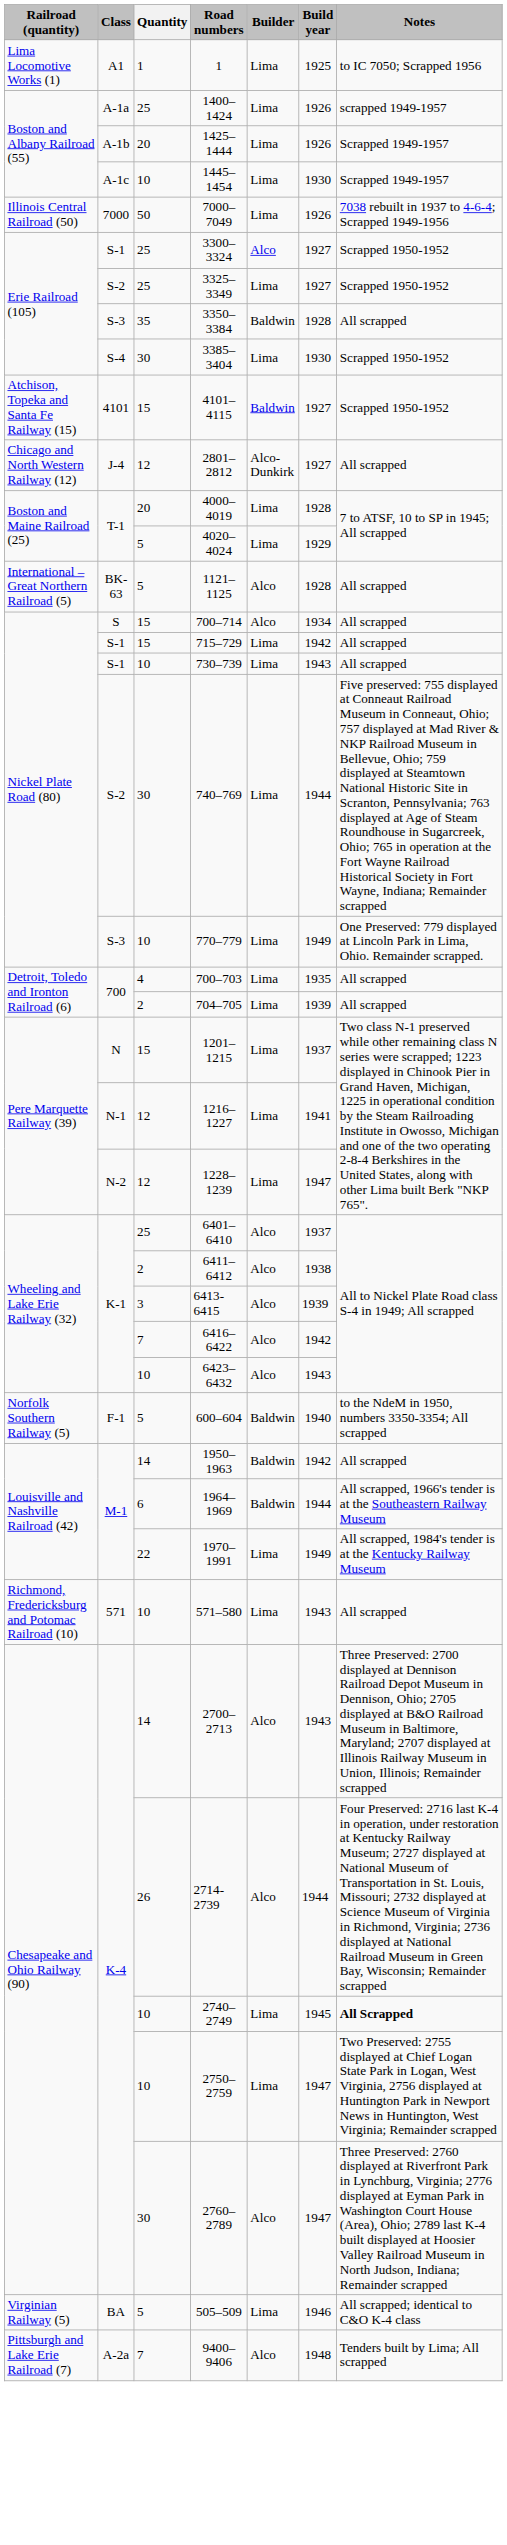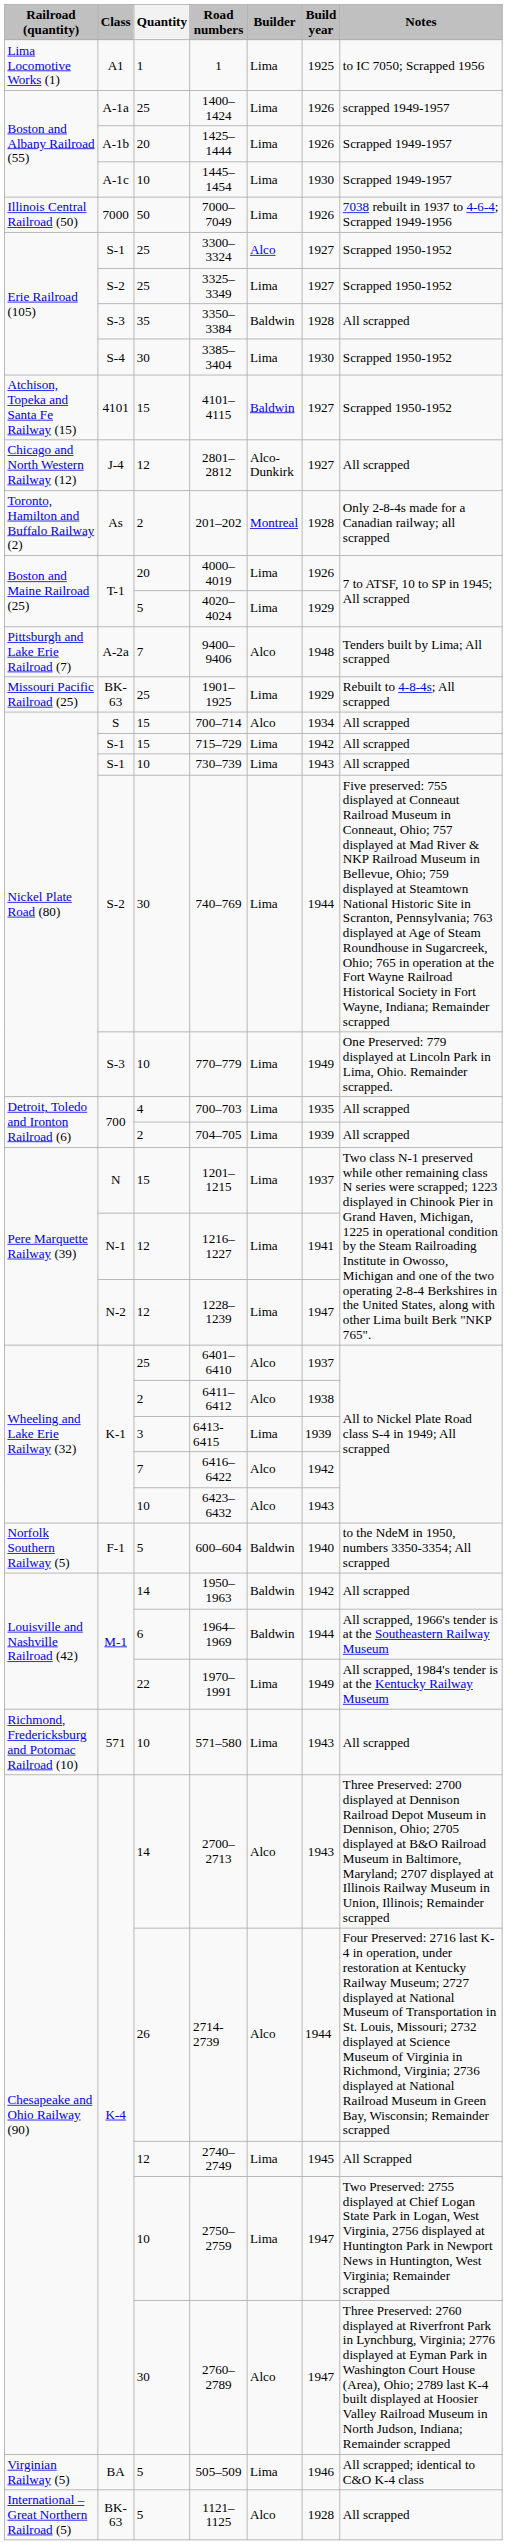+ row: (219, 522)
(318, 508) 1928 -> (321, 573) 1926
rows swapped: (219, 586) <-> (219, 2355)
+ row: (219, 694)
(263, 1303) Alco -> (264, 1434) Lima
(144, 2013) 10 -> (143, 2158) 12
(376, 2013) bold -> (377, 2158) normal
